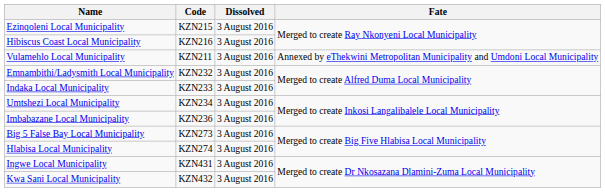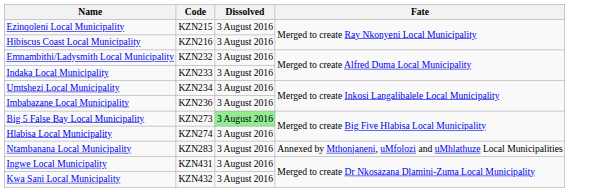- row: (66, 57)
(245, 133) no background -> (245, 118) lightgreen background
+ row: (69, 149)
